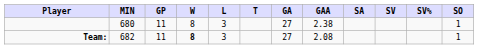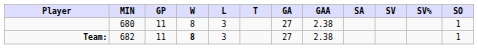(323, 37) 2.08 -> (323, 37) 2.38
